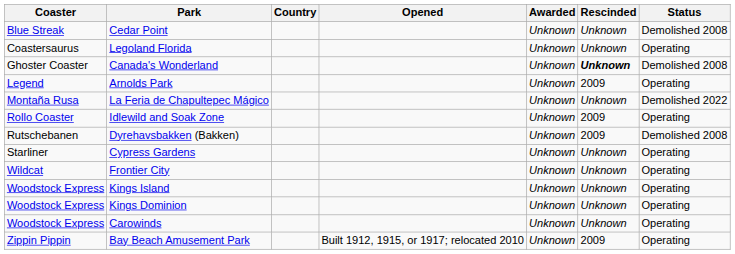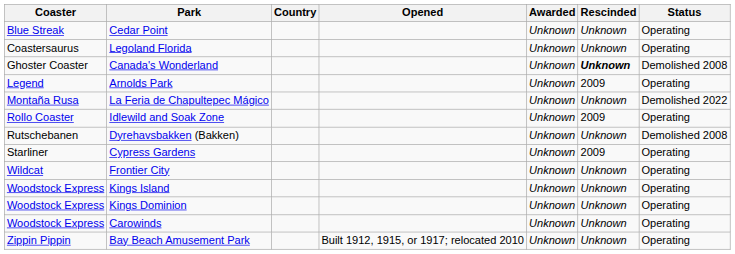(684, 30) Demolished 2008 -> (666, 30) Operating
(593, 135) 2009 -> (604, 135) Unknown
(604, 153) Unknown -> (593, 153) 2009
(593, 240) 2009 -> (604, 240) Unknown
